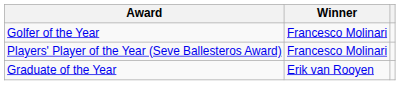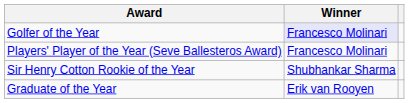(337, 32) no background -> (337, 32) lavender background
+ row: (101, 70)
